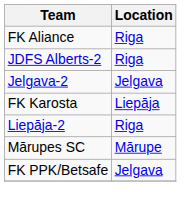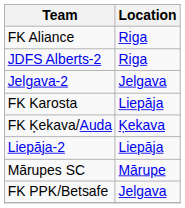+ row: (60, 125)
(129, 125) Riga -> (141, 147) Liepāja
